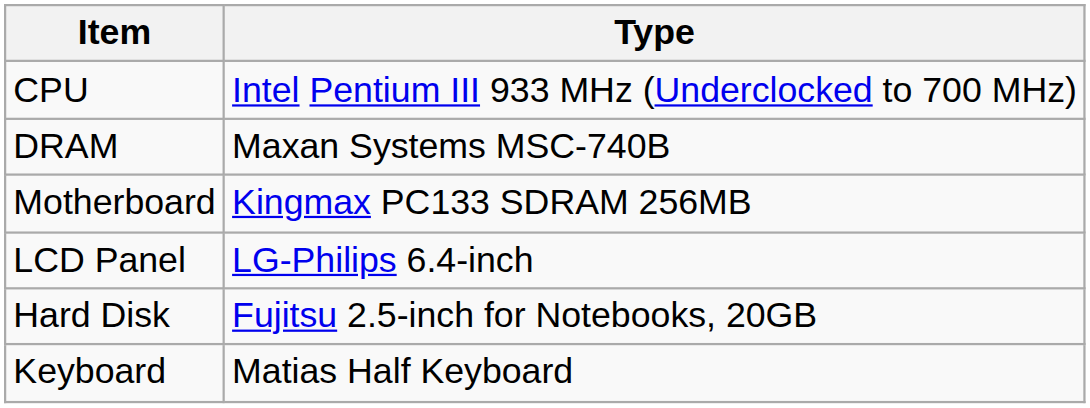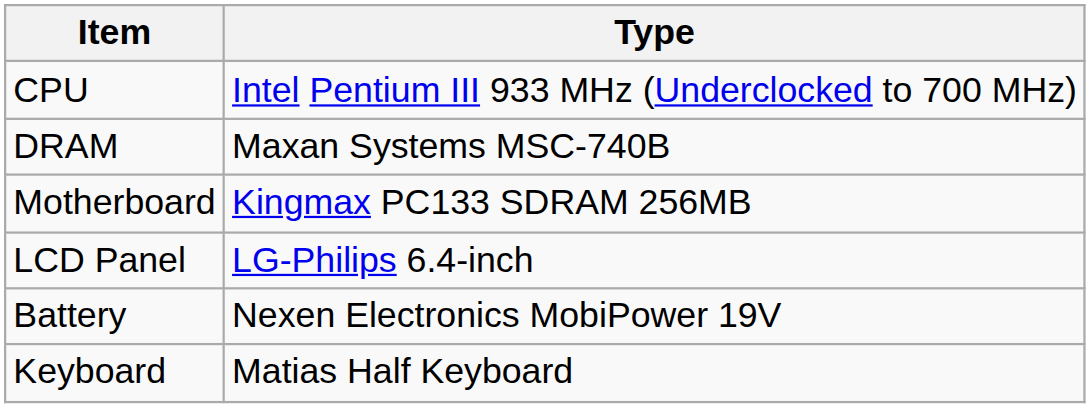+ row: (70, 315)
- row: (92, 315)
